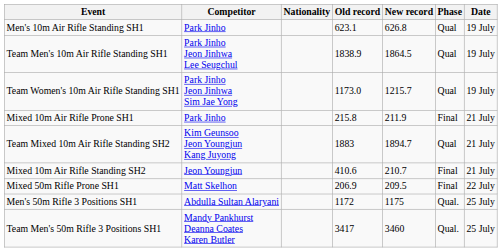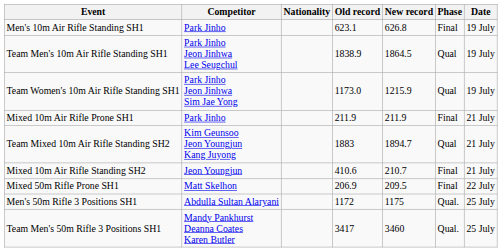(447, 27) Qual -> (448, 27) Final
(398, 91) 1215.7 -> (398, 91) 1215.9
(346, 118) 215.8 -> (345, 118) 211.9
